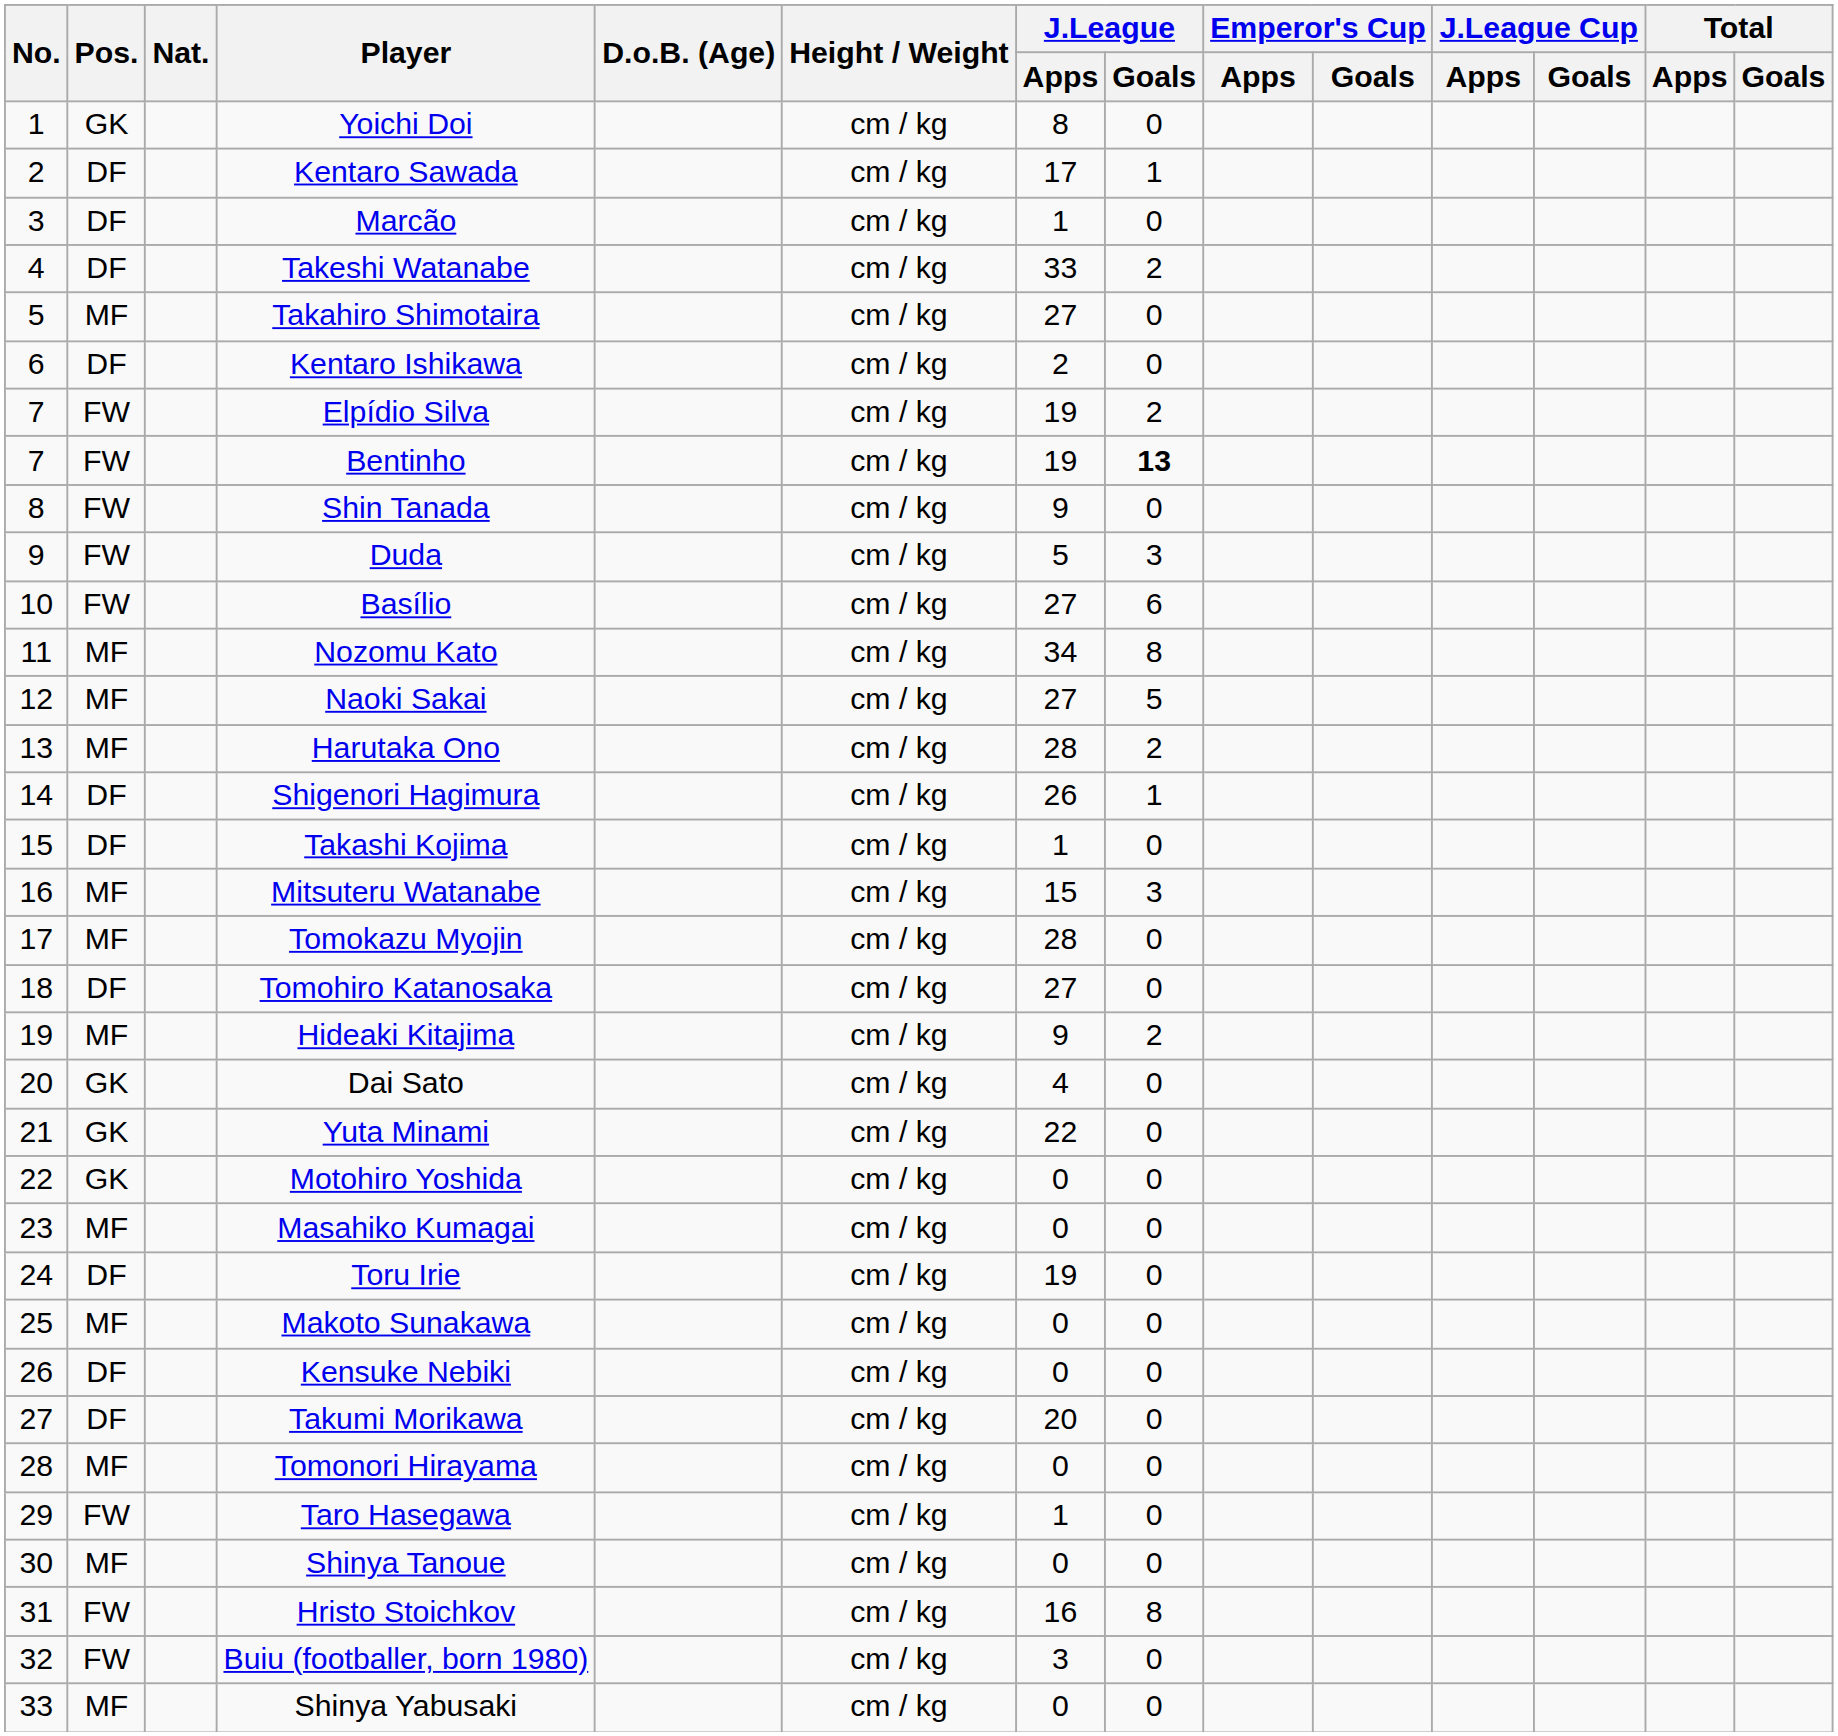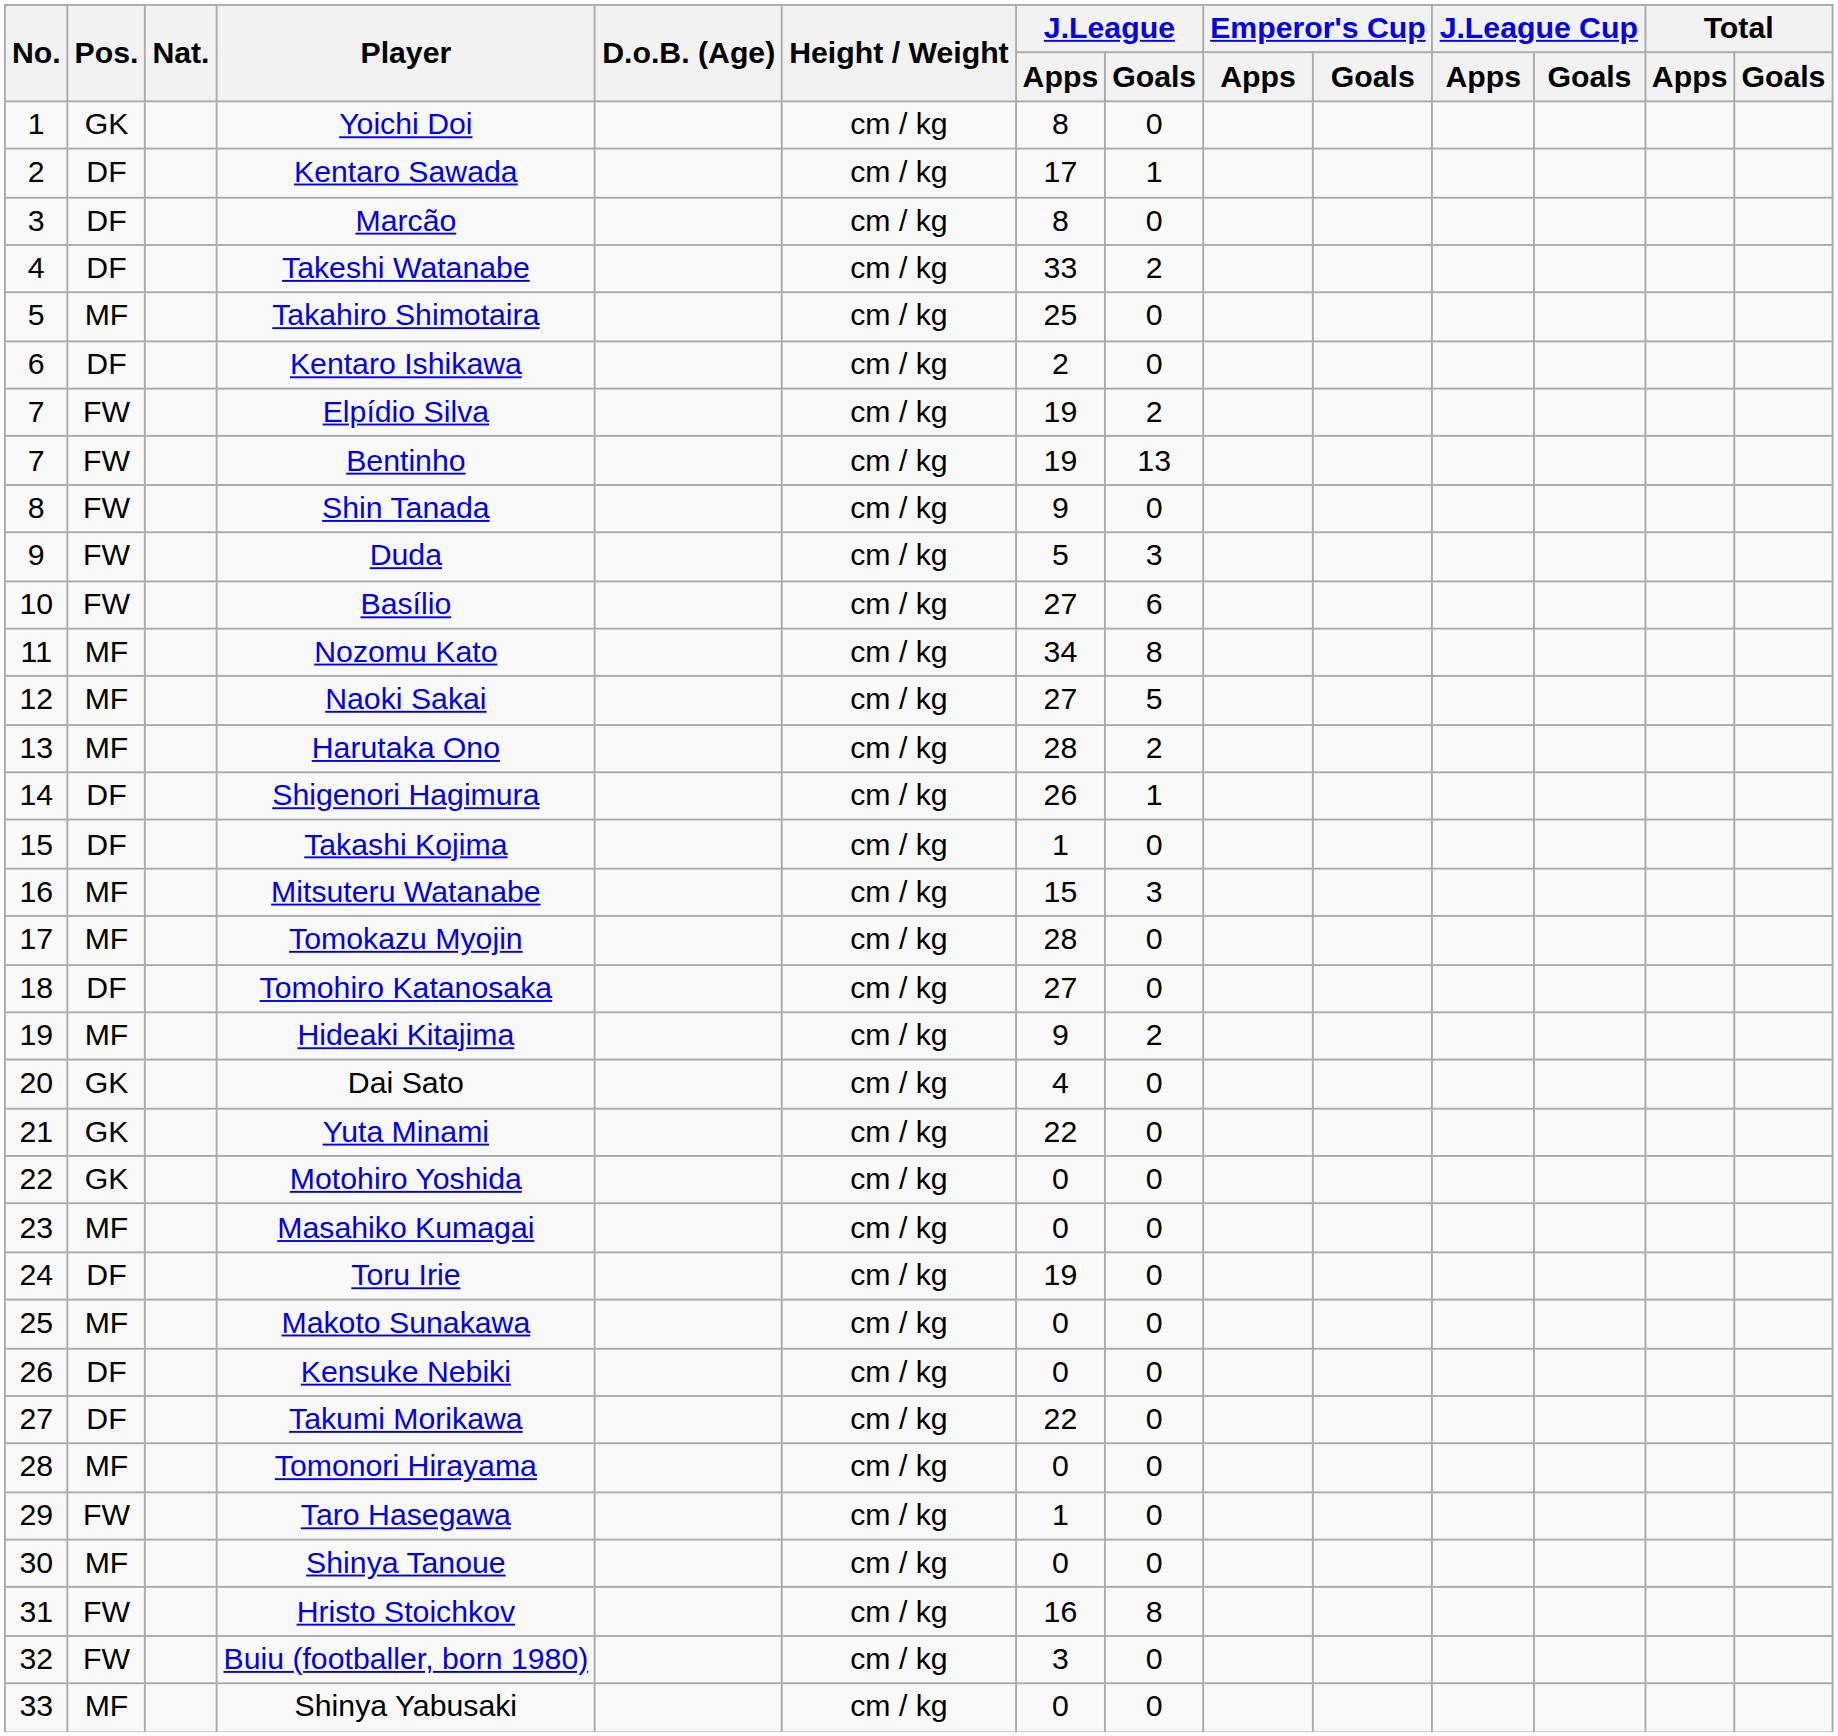(1060, 220) 1 -> (1060, 220) 8
(1060, 316) 27 -> (1060, 316) 25
(1154, 460) bold -> (1154, 460) normal
(1060, 1419) 20 -> (1060, 1419) 22
